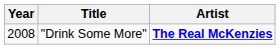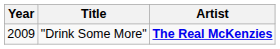(21, 34) 2008 -> (21, 34) 2009
